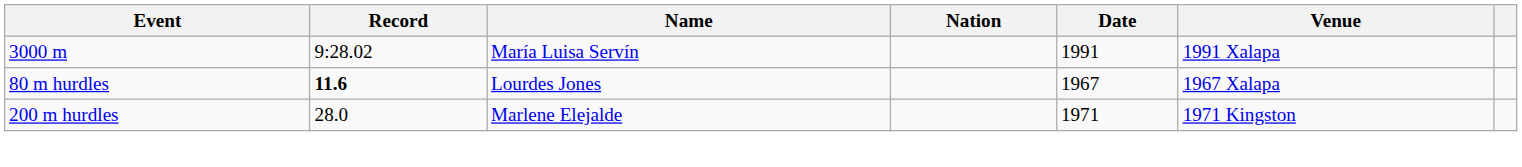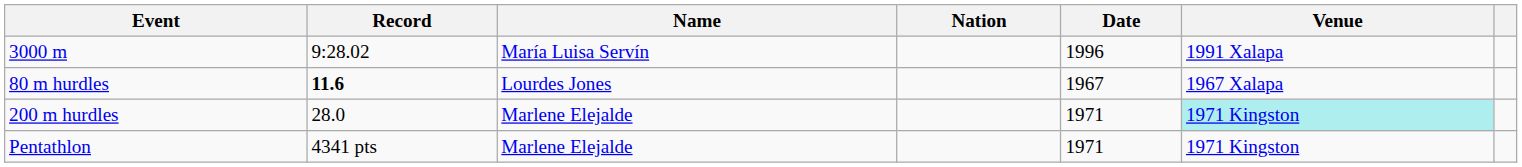(1080, 52) 1991 -> (1085, 52) 1996
(1239, 115) no background -> (1243, 115) paleturquoise background
+ row: (50, 146)
